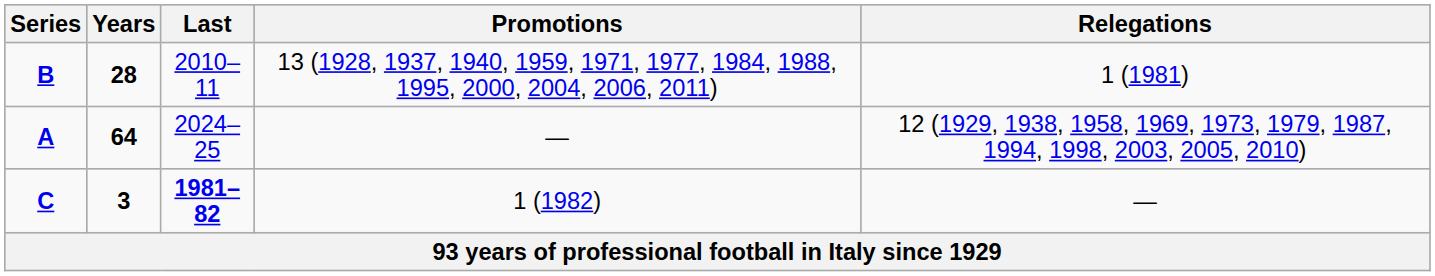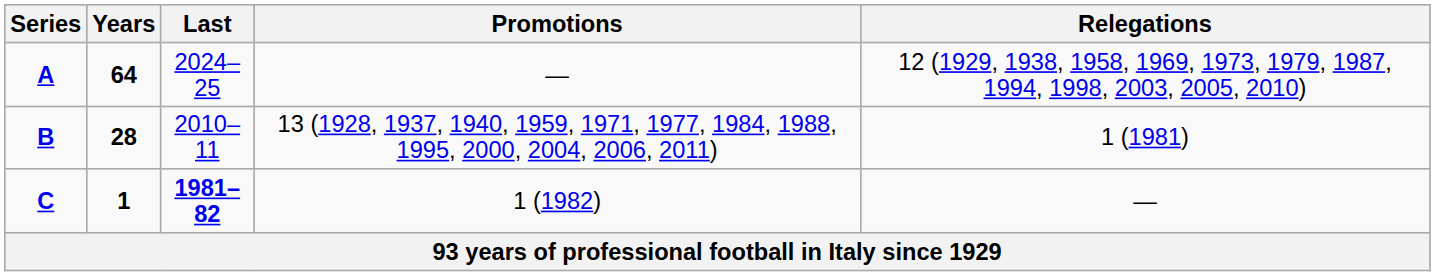rows swapped: (46, 138) <-> (46, 74)
(124, 201) 3 -> (124, 201) 1
